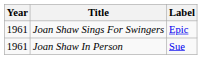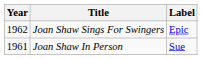(17, 29) 1961 -> (17, 29) 1962
